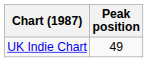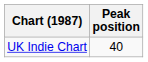(116, 47) 49 -> (116, 47) 40
